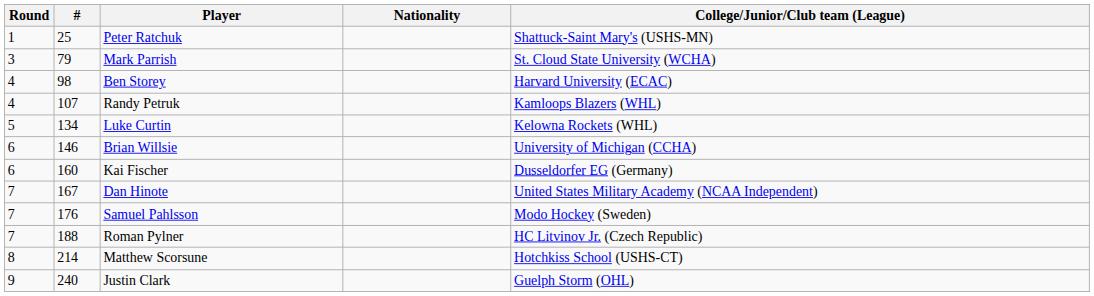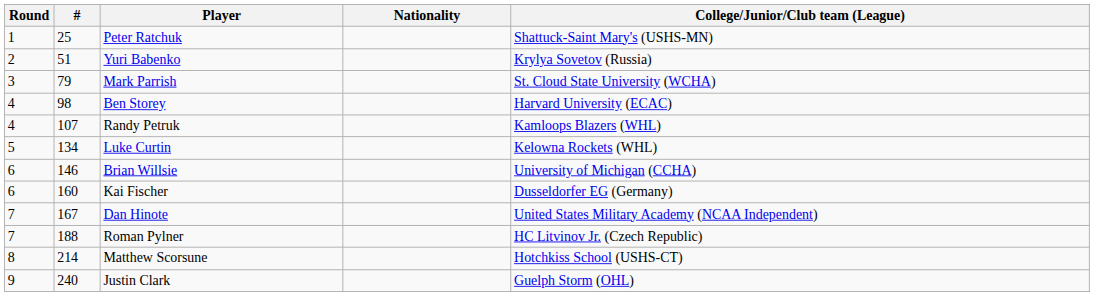+ row: (142, 59)
- row: (151, 214)
